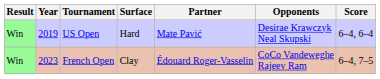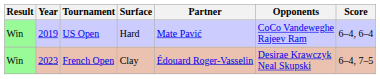(295, 33) Desirae Krawczyk Neal Skupski -> (296, 33) CoCo Vandeweghe Rajeev Ram
(296, 60) CoCo Vandeweghe Rajeev Ram -> (295, 60) Desirae Krawczyk Neal Skupski
